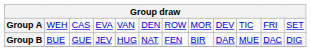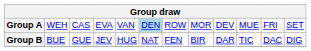(151, 25) no background -> (151, 25) lightblue background
(246, 25) TIC -> (249, 25) MUE
(249, 39) MUE -> (246, 39) TIC
